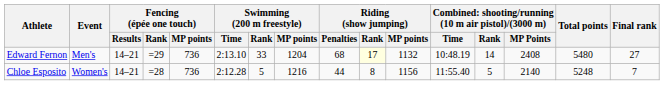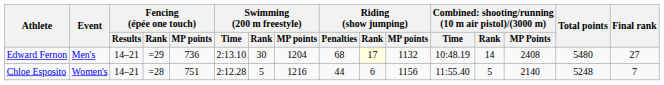(261, 55) 33 -> (261, 55) 30
(192, 72) 736 -> (192, 72) 751
(372, 72) 8 -> (372, 72) 6
